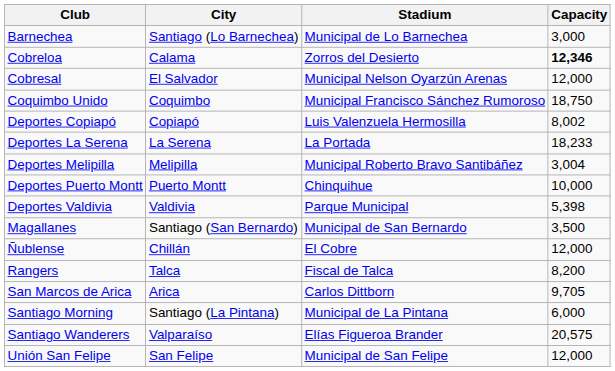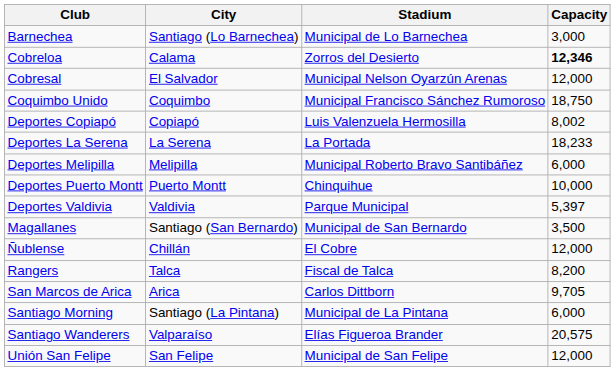(568, 164) 3,004 -> (568, 164) 6,000
(568, 206) 5,398 -> (568, 206) 5,397
